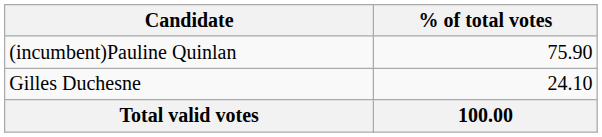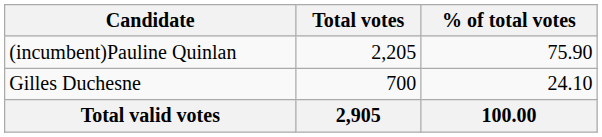+ column: (358, 20)
